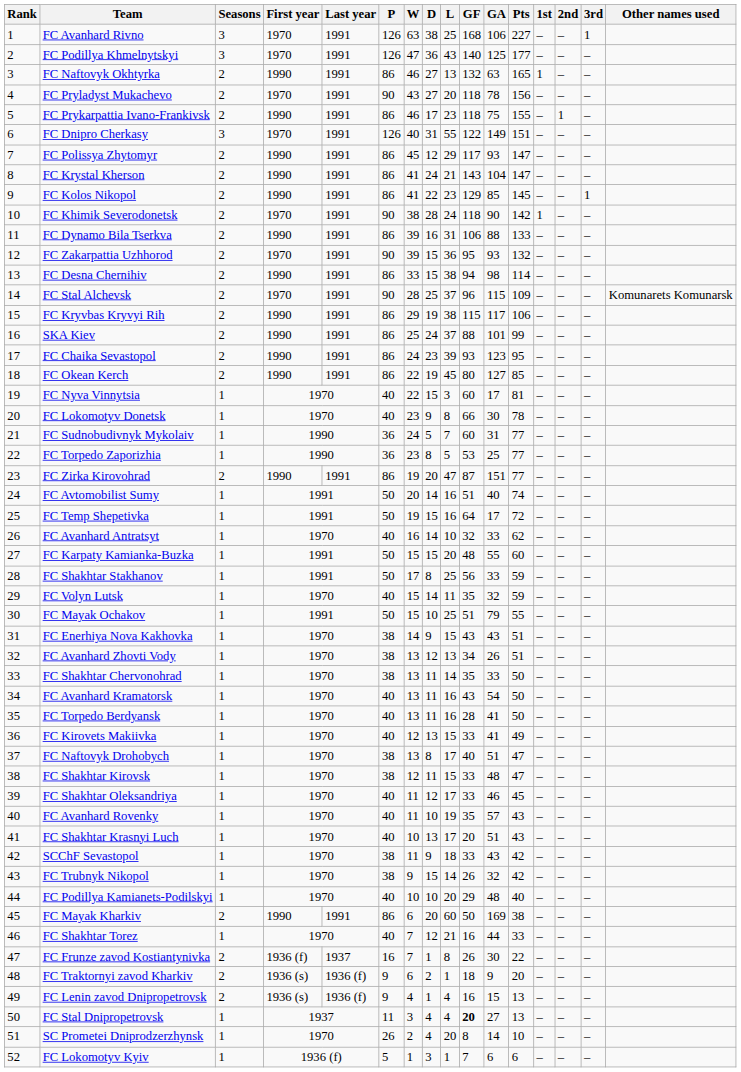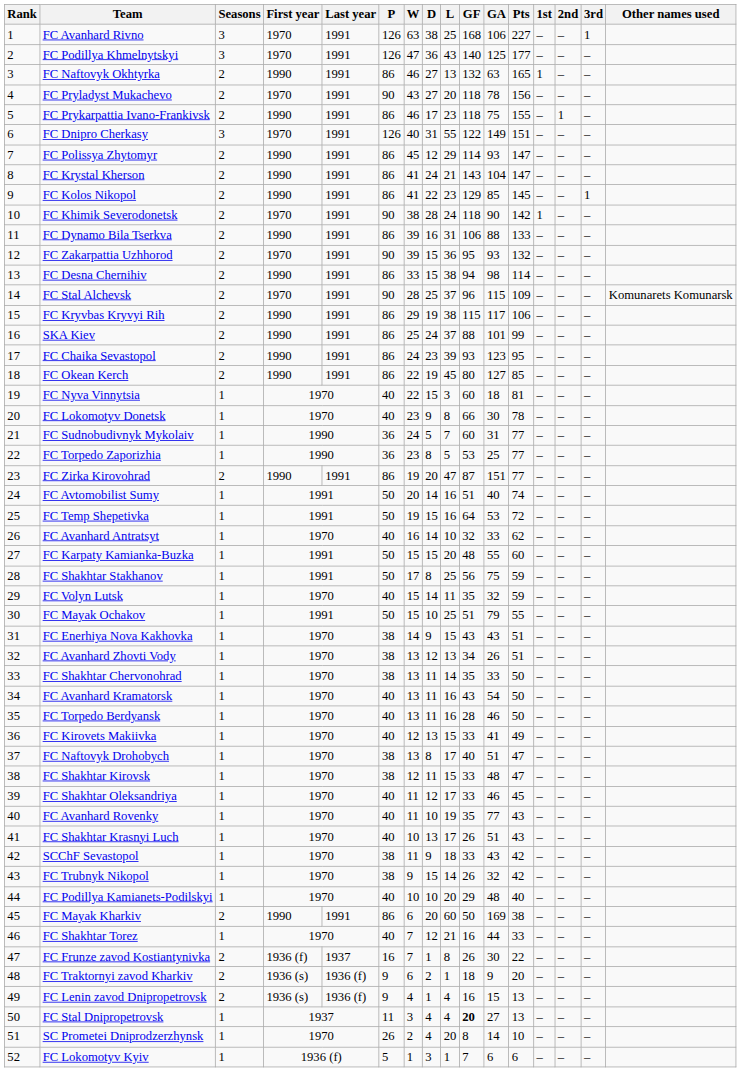(471, 154) 117 -> (471, 154) 114
(493, 395) 17 -> (493, 395) 18
(493, 515) 17 -> (493, 515) 53
(493, 575) 33 -> (493, 575) 75
(493, 716) 41 -> (493, 716) 46
(493, 816) 57 -> (493, 816) 77
(468, 836) 20 -> (468, 836) 26
